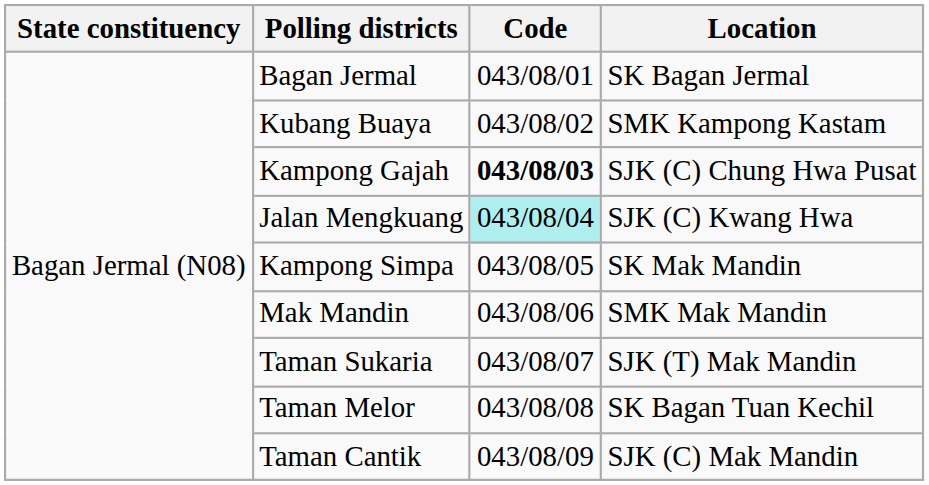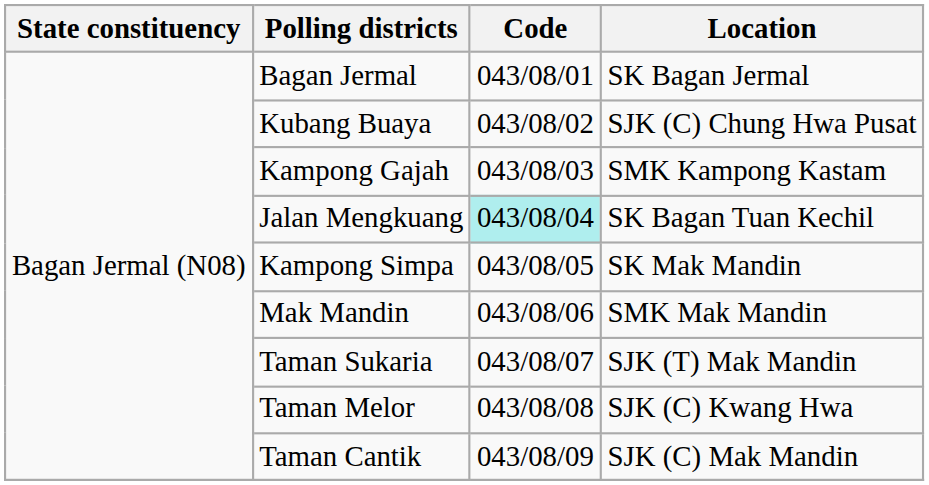(747, 123) SMK Kampong Kastam -> (762, 123) SJK (C) Chung Hwa Pusat
(535, 170) bold -> (535, 170) normal
(762, 170) SJK (C) Chung Hwa Pusat -> (747, 170) SMK Kampong Kastam
(730, 218) SJK (C) Kwang Hwa -> (741, 218) SK Bagan Tuan Kechil
(741, 408) SK Bagan Tuan Kechil -> (730, 408) SJK (C) Kwang Hwa
